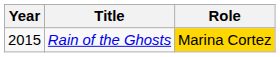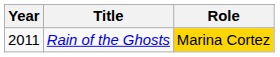(24, 39) 2015 -> (24, 39) 2011
